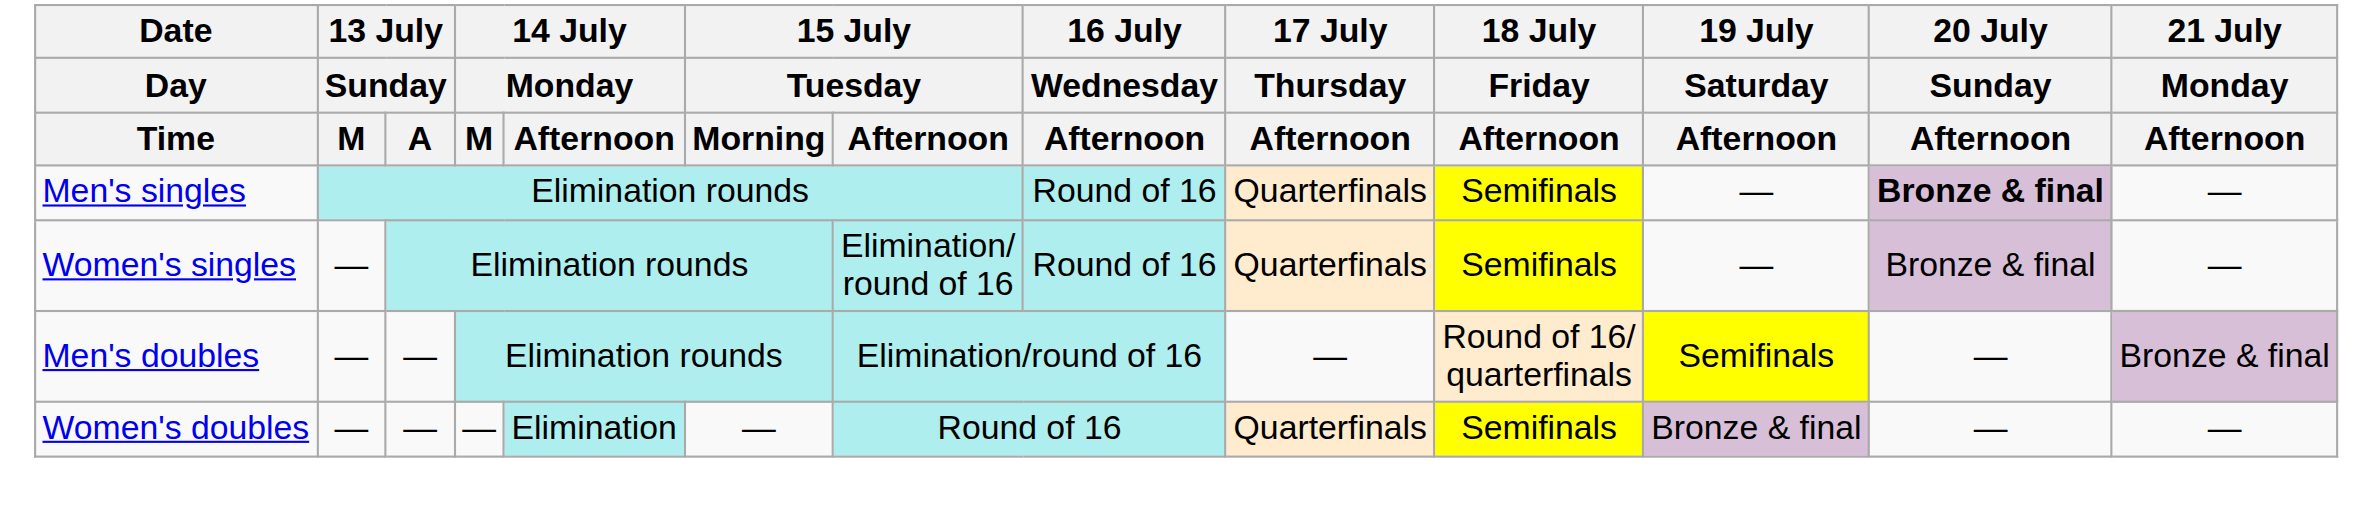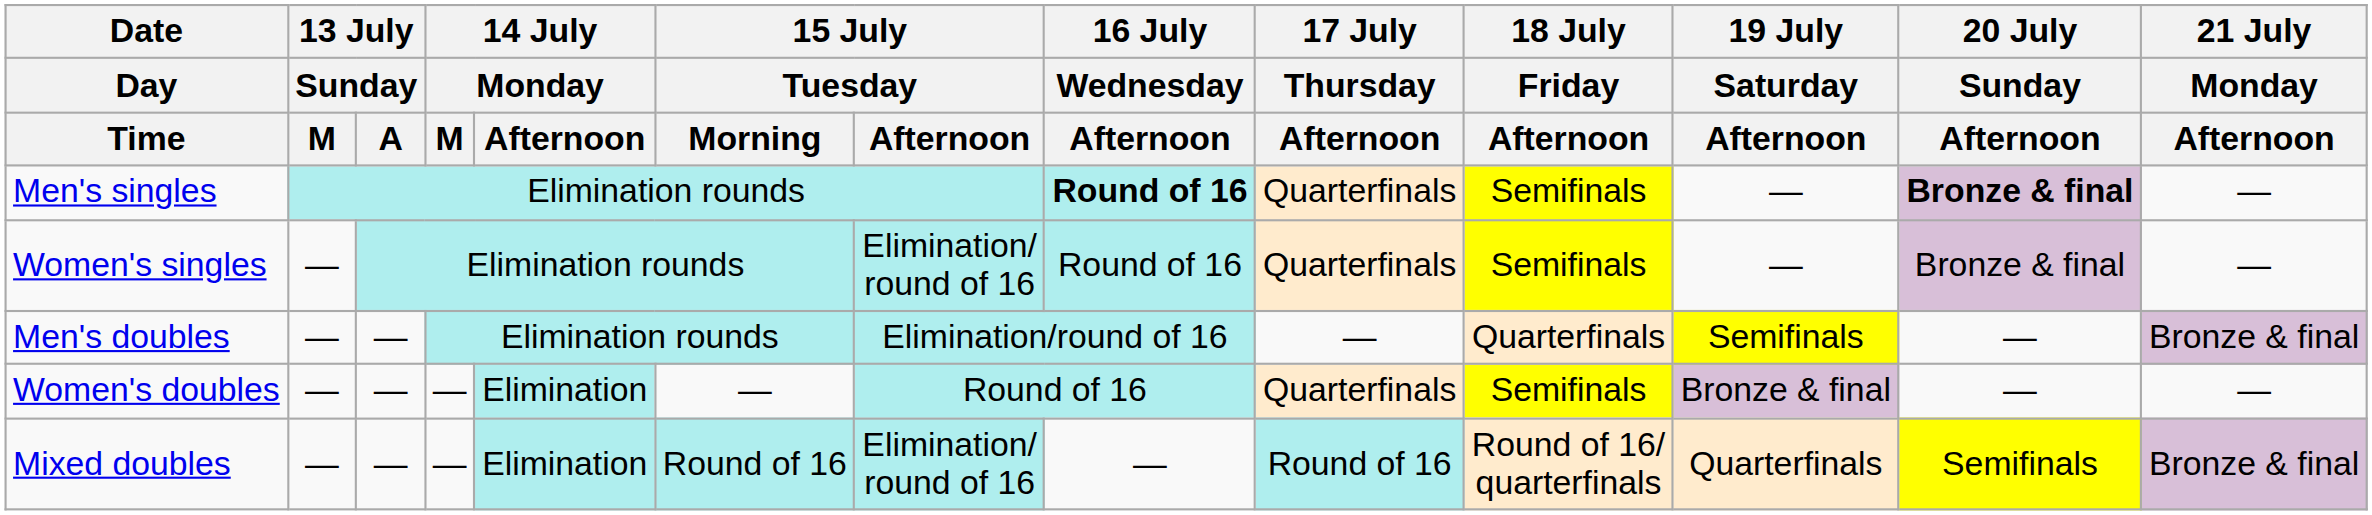(1125, 191) normal -> (1150, 191) bold
(1539, 355) Round of 16/ quarterfinals -> (1569, 336) Quarterfinals
+ row: (122, 463)
